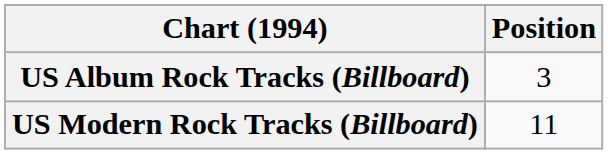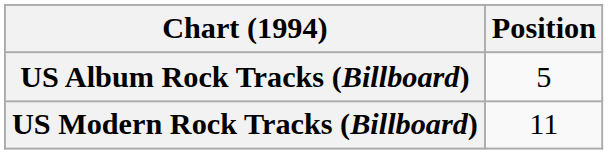(544, 76) 3 -> (544, 76) 5
